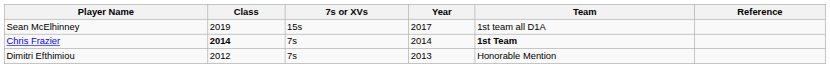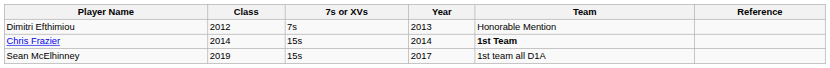rows swapped: (41, 56) <-> (43, 27)
(220, 42) bold -> (220, 42) normal
(292, 42) 7s -> (295, 42) 15s
